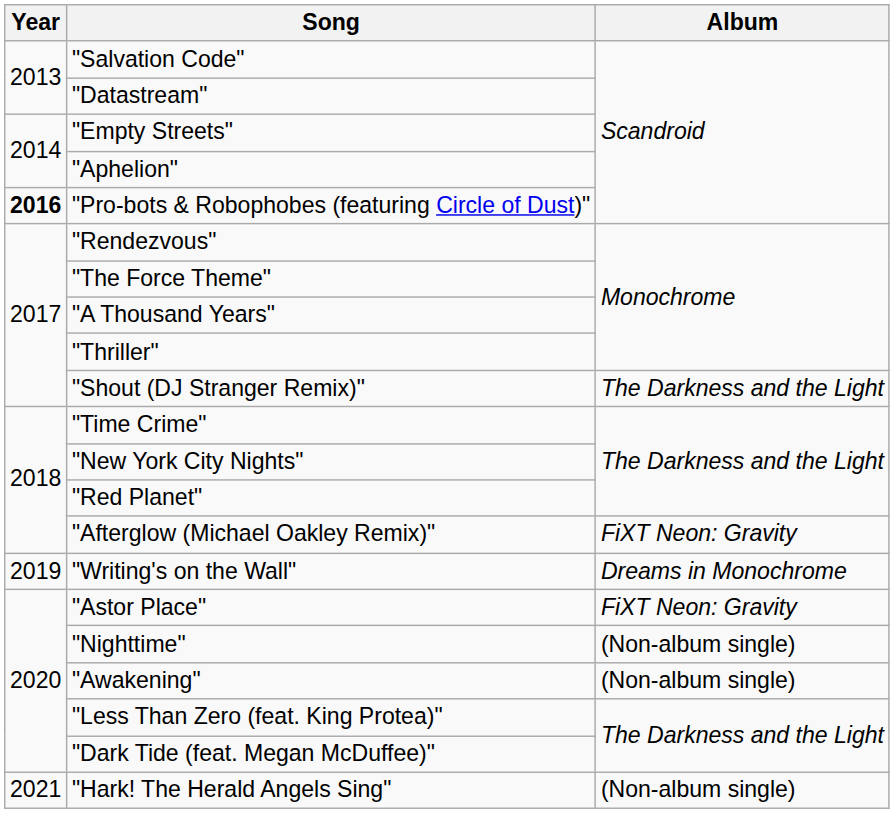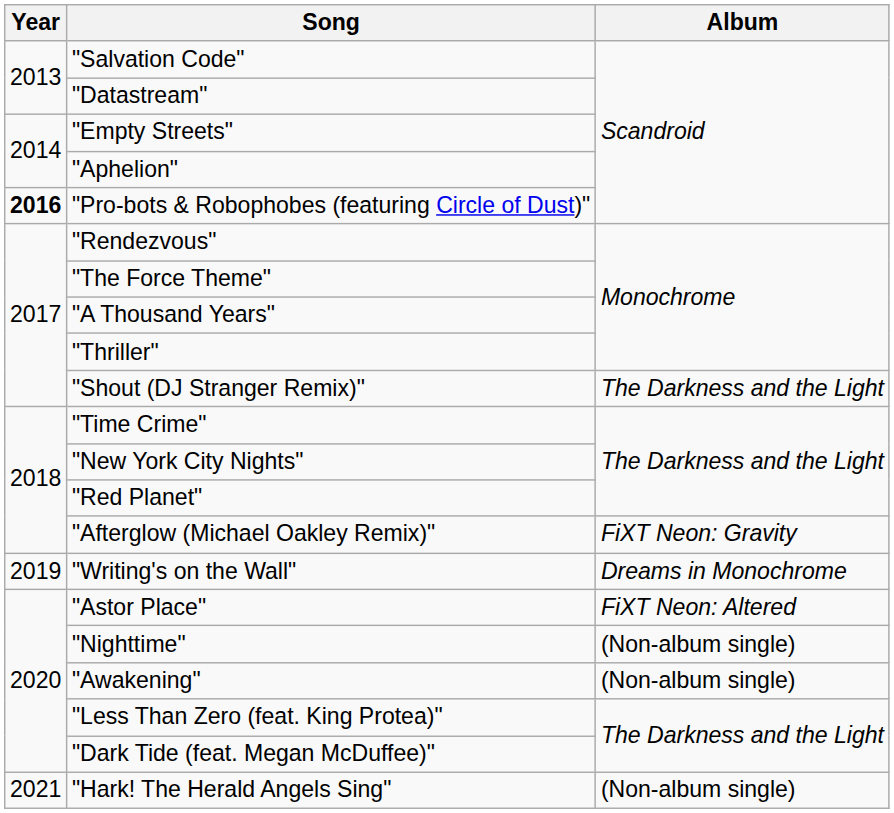(699, 607) FiXT Neon: Gravity -> (698, 607) FiXT Neon: Altered
